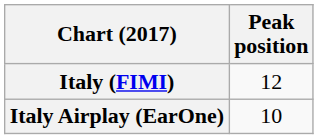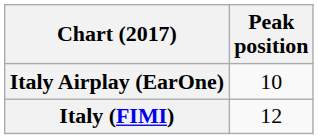rows swapped: (117, 81) <-> (117, 116)
